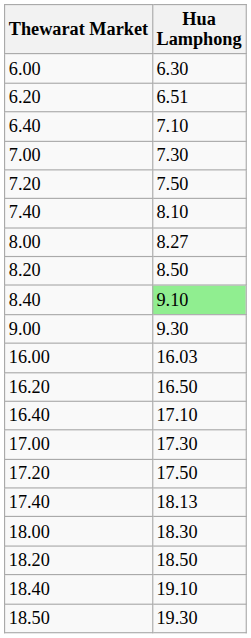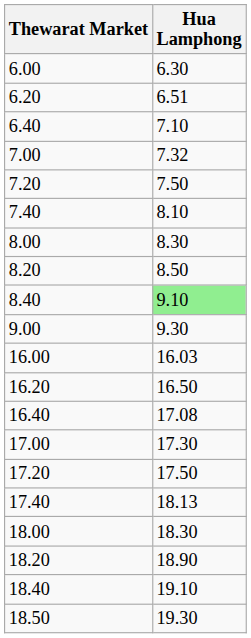(172, 155) 7.30 -> (172, 155) 7.32
(172, 241) 8.27 -> (172, 241) 8.30
(177, 415) 17.10 -> (177, 415) 17.08
(177, 560) 18.50 -> (177, 560) 18.90
